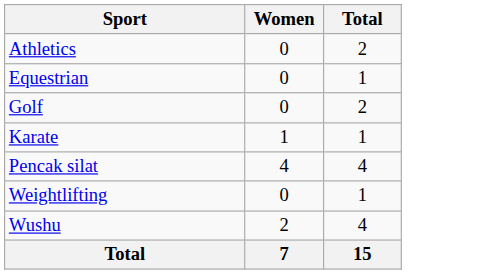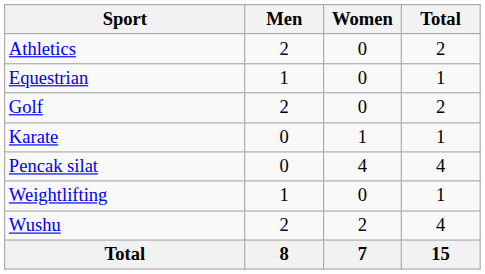+ column: (284, 19)
